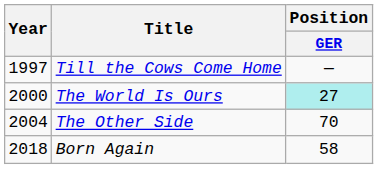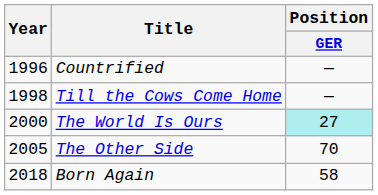+ row: (110, 69)
(28, 69) 1997 -> (28, 96) 1998
(28, 123) 2004 -> (28, 150) 2005
